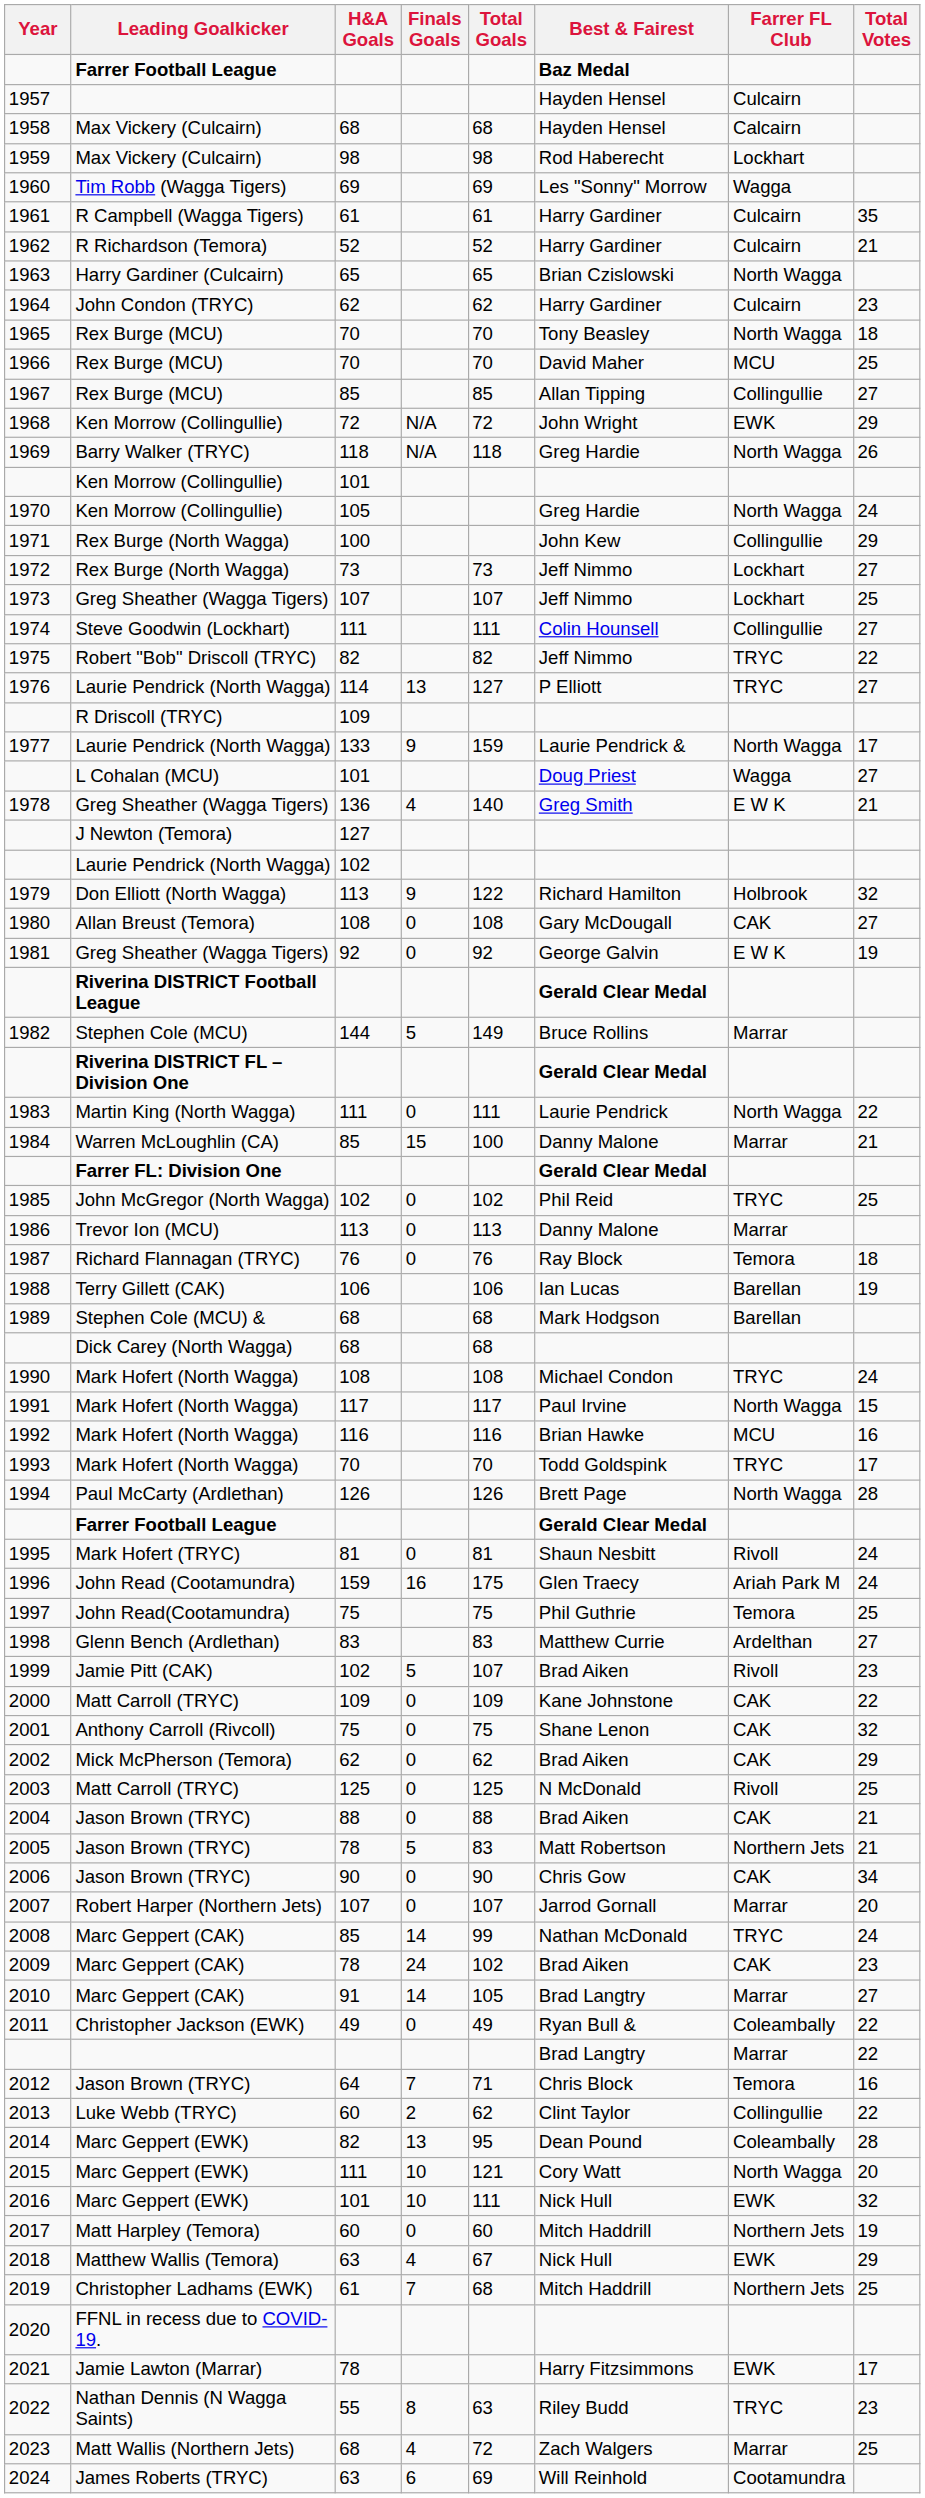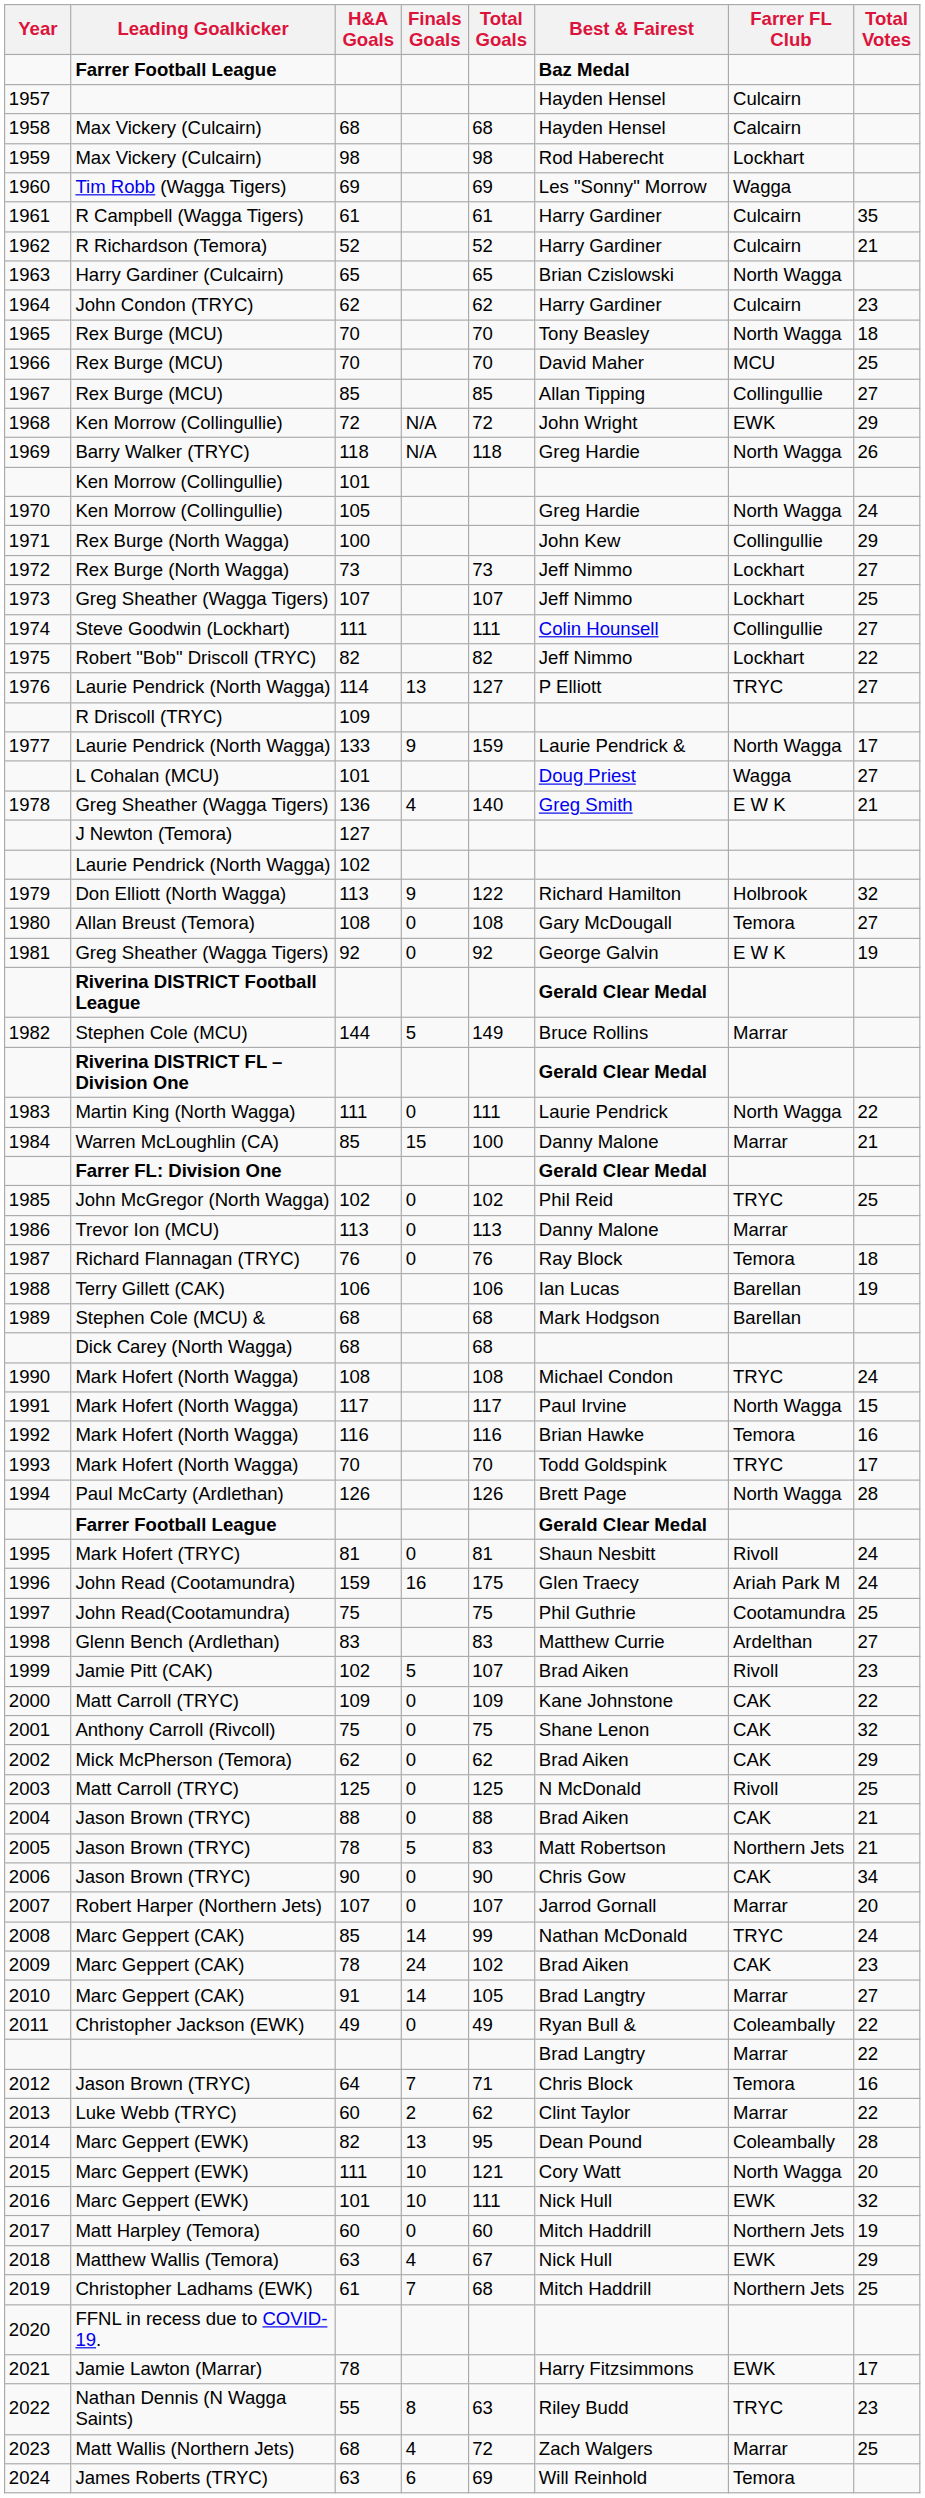(758, 658) TRYC -> (769, 658) Lockhart
(752, 923) CAK -> (764, 923) Temora
(754, 1435) MCU -> (764, 1435) Temora
(764, 1612) Temora -> (789, 1612) Cootamundra
(778, 2112) Collingullie -> (760, 2112) Marrar
(789, 2478) Cootamundra -> (764, 2478) Temora
